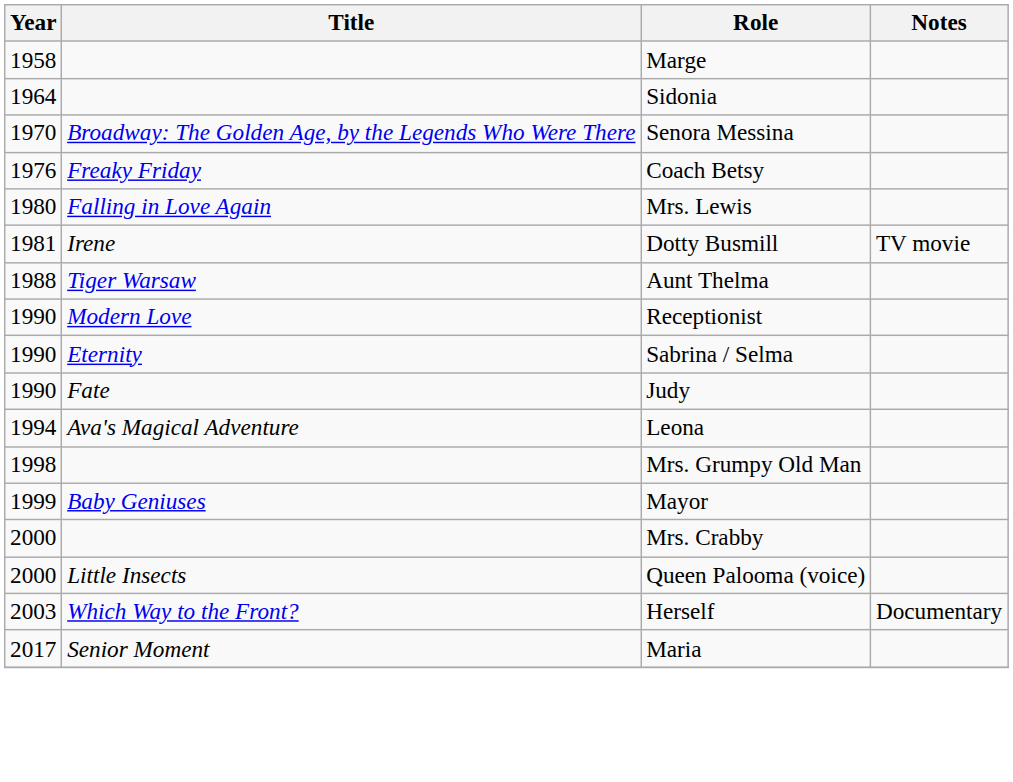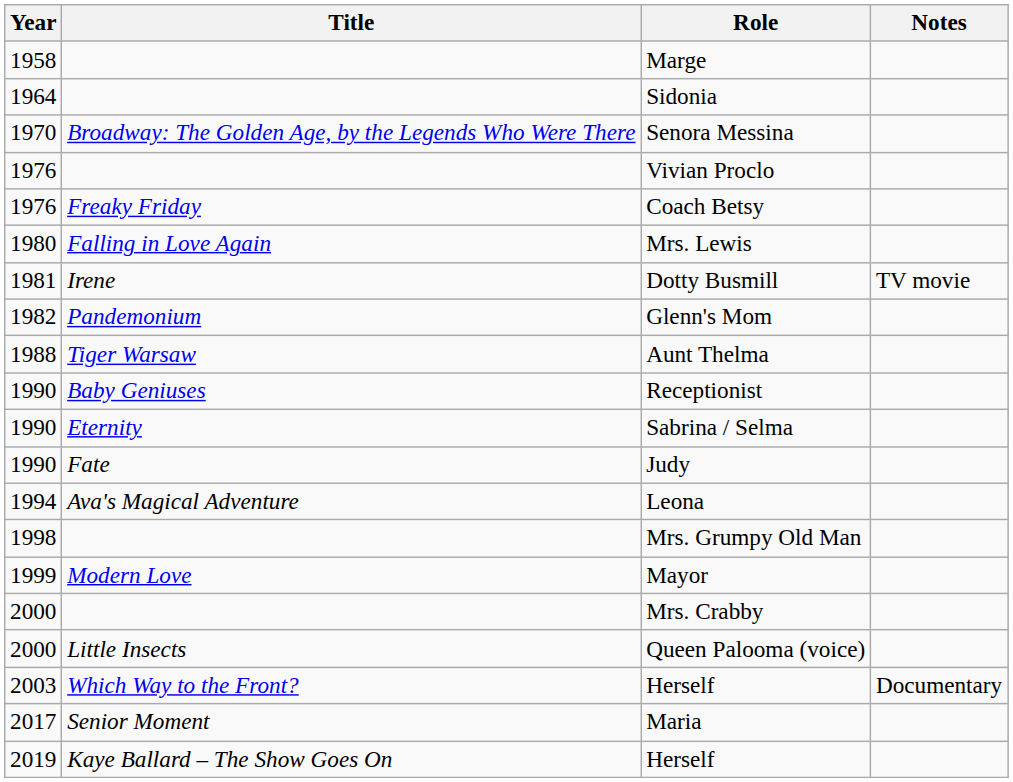+ row: (33, 170)
+ row: (33, 317)
(129, 317) Modern Love -> (136, 390) Baby Geniuses
(136, 501) Baby Geniuses -> (129, 574) Modern Love
+ row: (33, 758)
